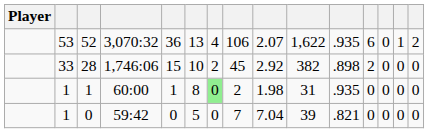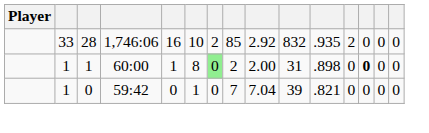- row: (131, 41)
(173, 66) 15 -> (173, 41) 16
(237, 66) 45 -> (234, 41) 85
(308, 66) 382 -> (294, 41) 832
(346, 66) .898 -> (327, 41) .935
(270, 90) 1.98 -> (262, 66) 2.00
(346, 90) .935 -> (327, 66) .898
(386, 90) normal -> (366, 66) bold
(196, 115) 5 -> (196, 90) 1
